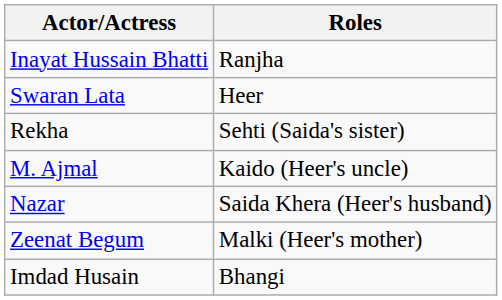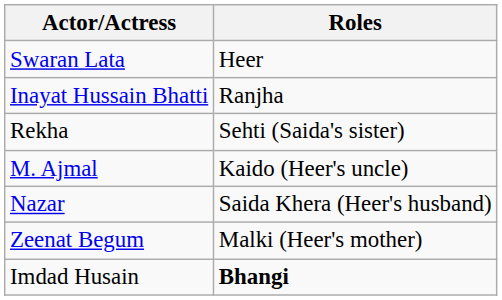rows swapped: (67, 95) <-> (109, 58)
(252, 276) normal -> (254, 276) bold
